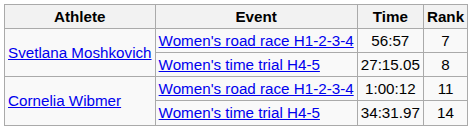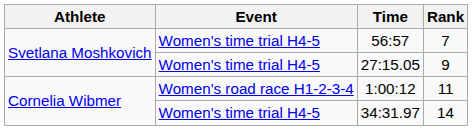(256, 41) Women's road race H1-2-3-4 -> (239, 41) Women's time trial H4-5
(446, 65) 8 -> (446, 65) 9
